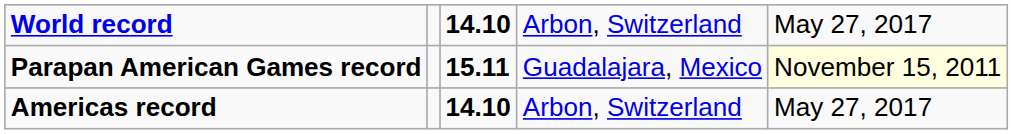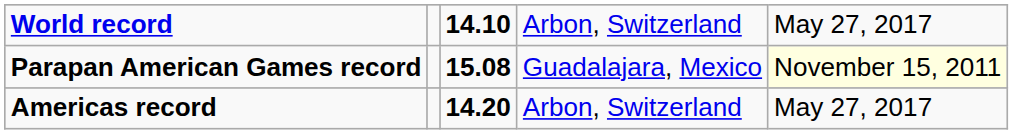(477, 66) 15.11 -> (478, 66) 15.08
(478, 107) 14.10 -> (478, 107) 14.20
